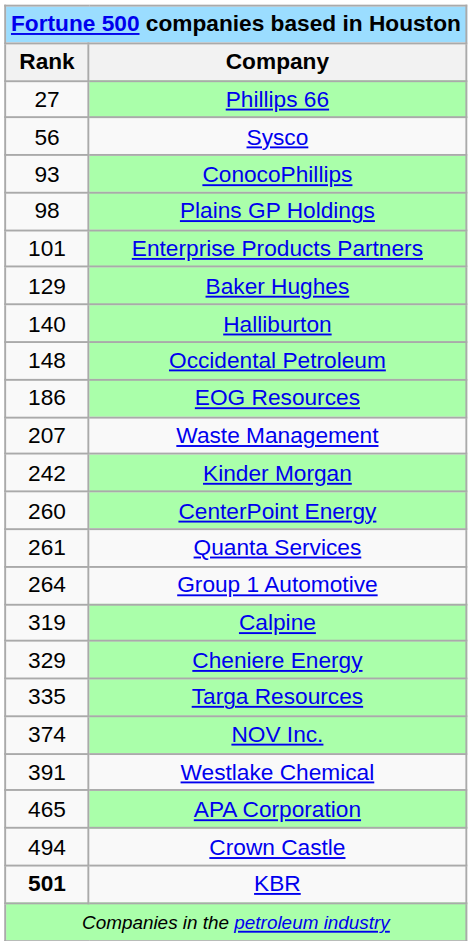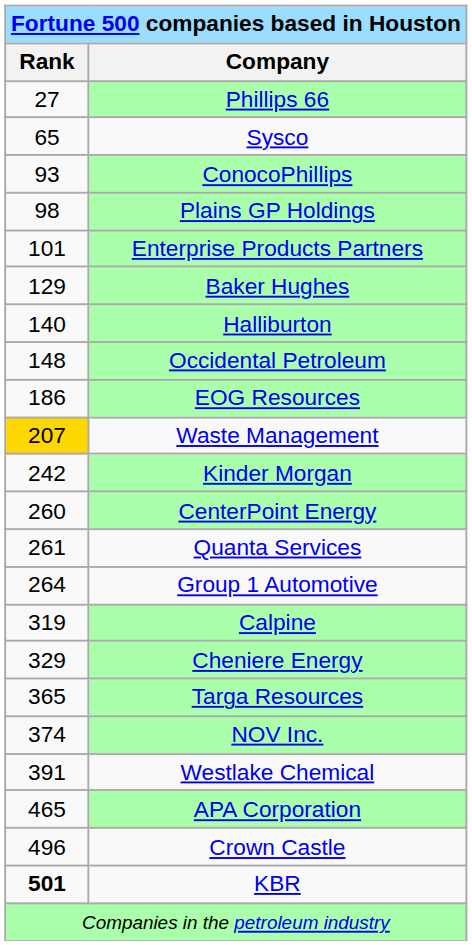(47, 136) 56 -> (47, 136) 65
(47, 436) no background -> (47, 436) gold background
(47, 697) 335 -> (47, 697) 365
(47, 847) 494 -> (47, 847) 496
